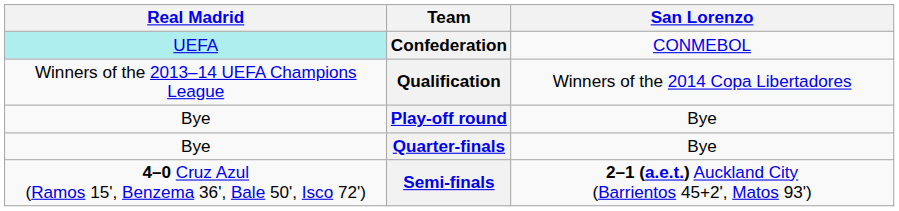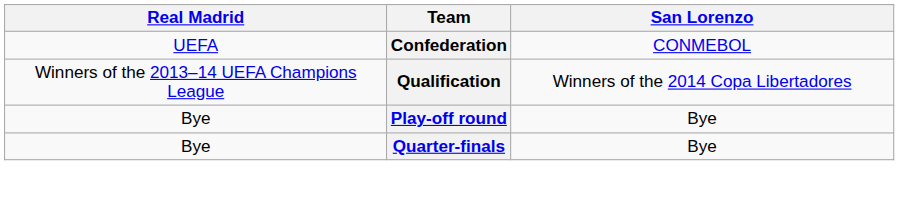(196, 45) paleturquoise background -> (196, 45) no background
- row: (449, 182)
